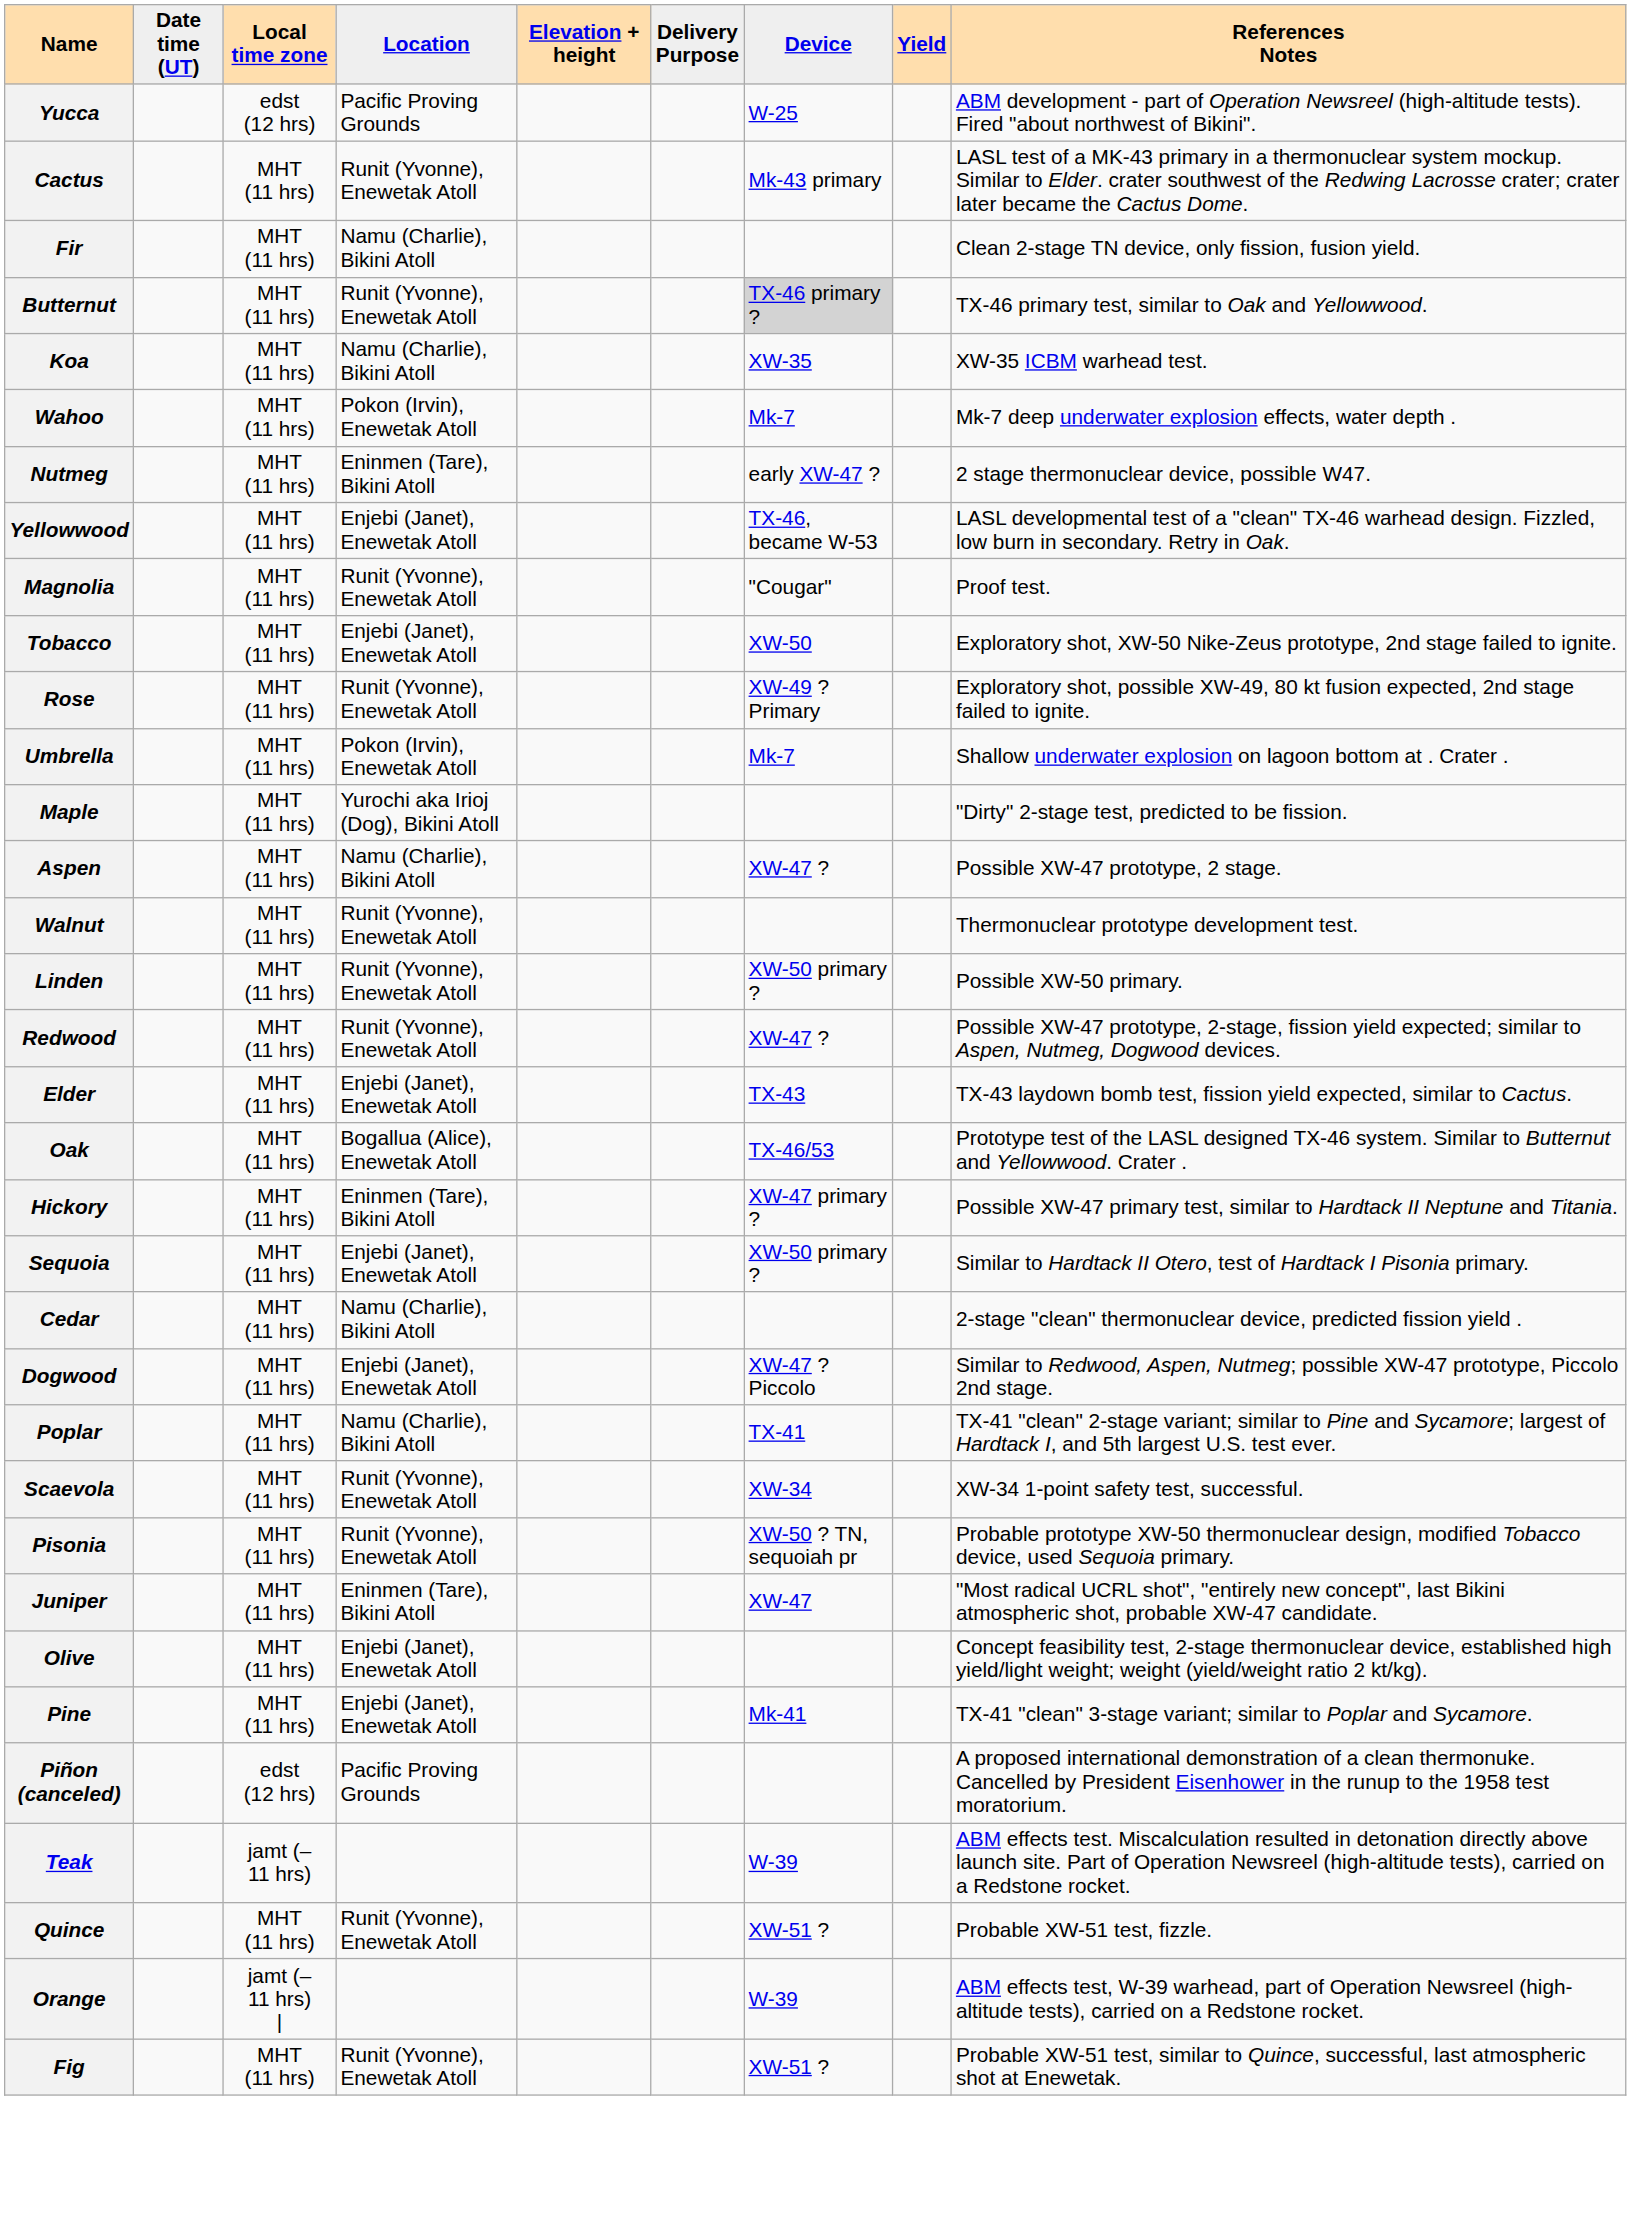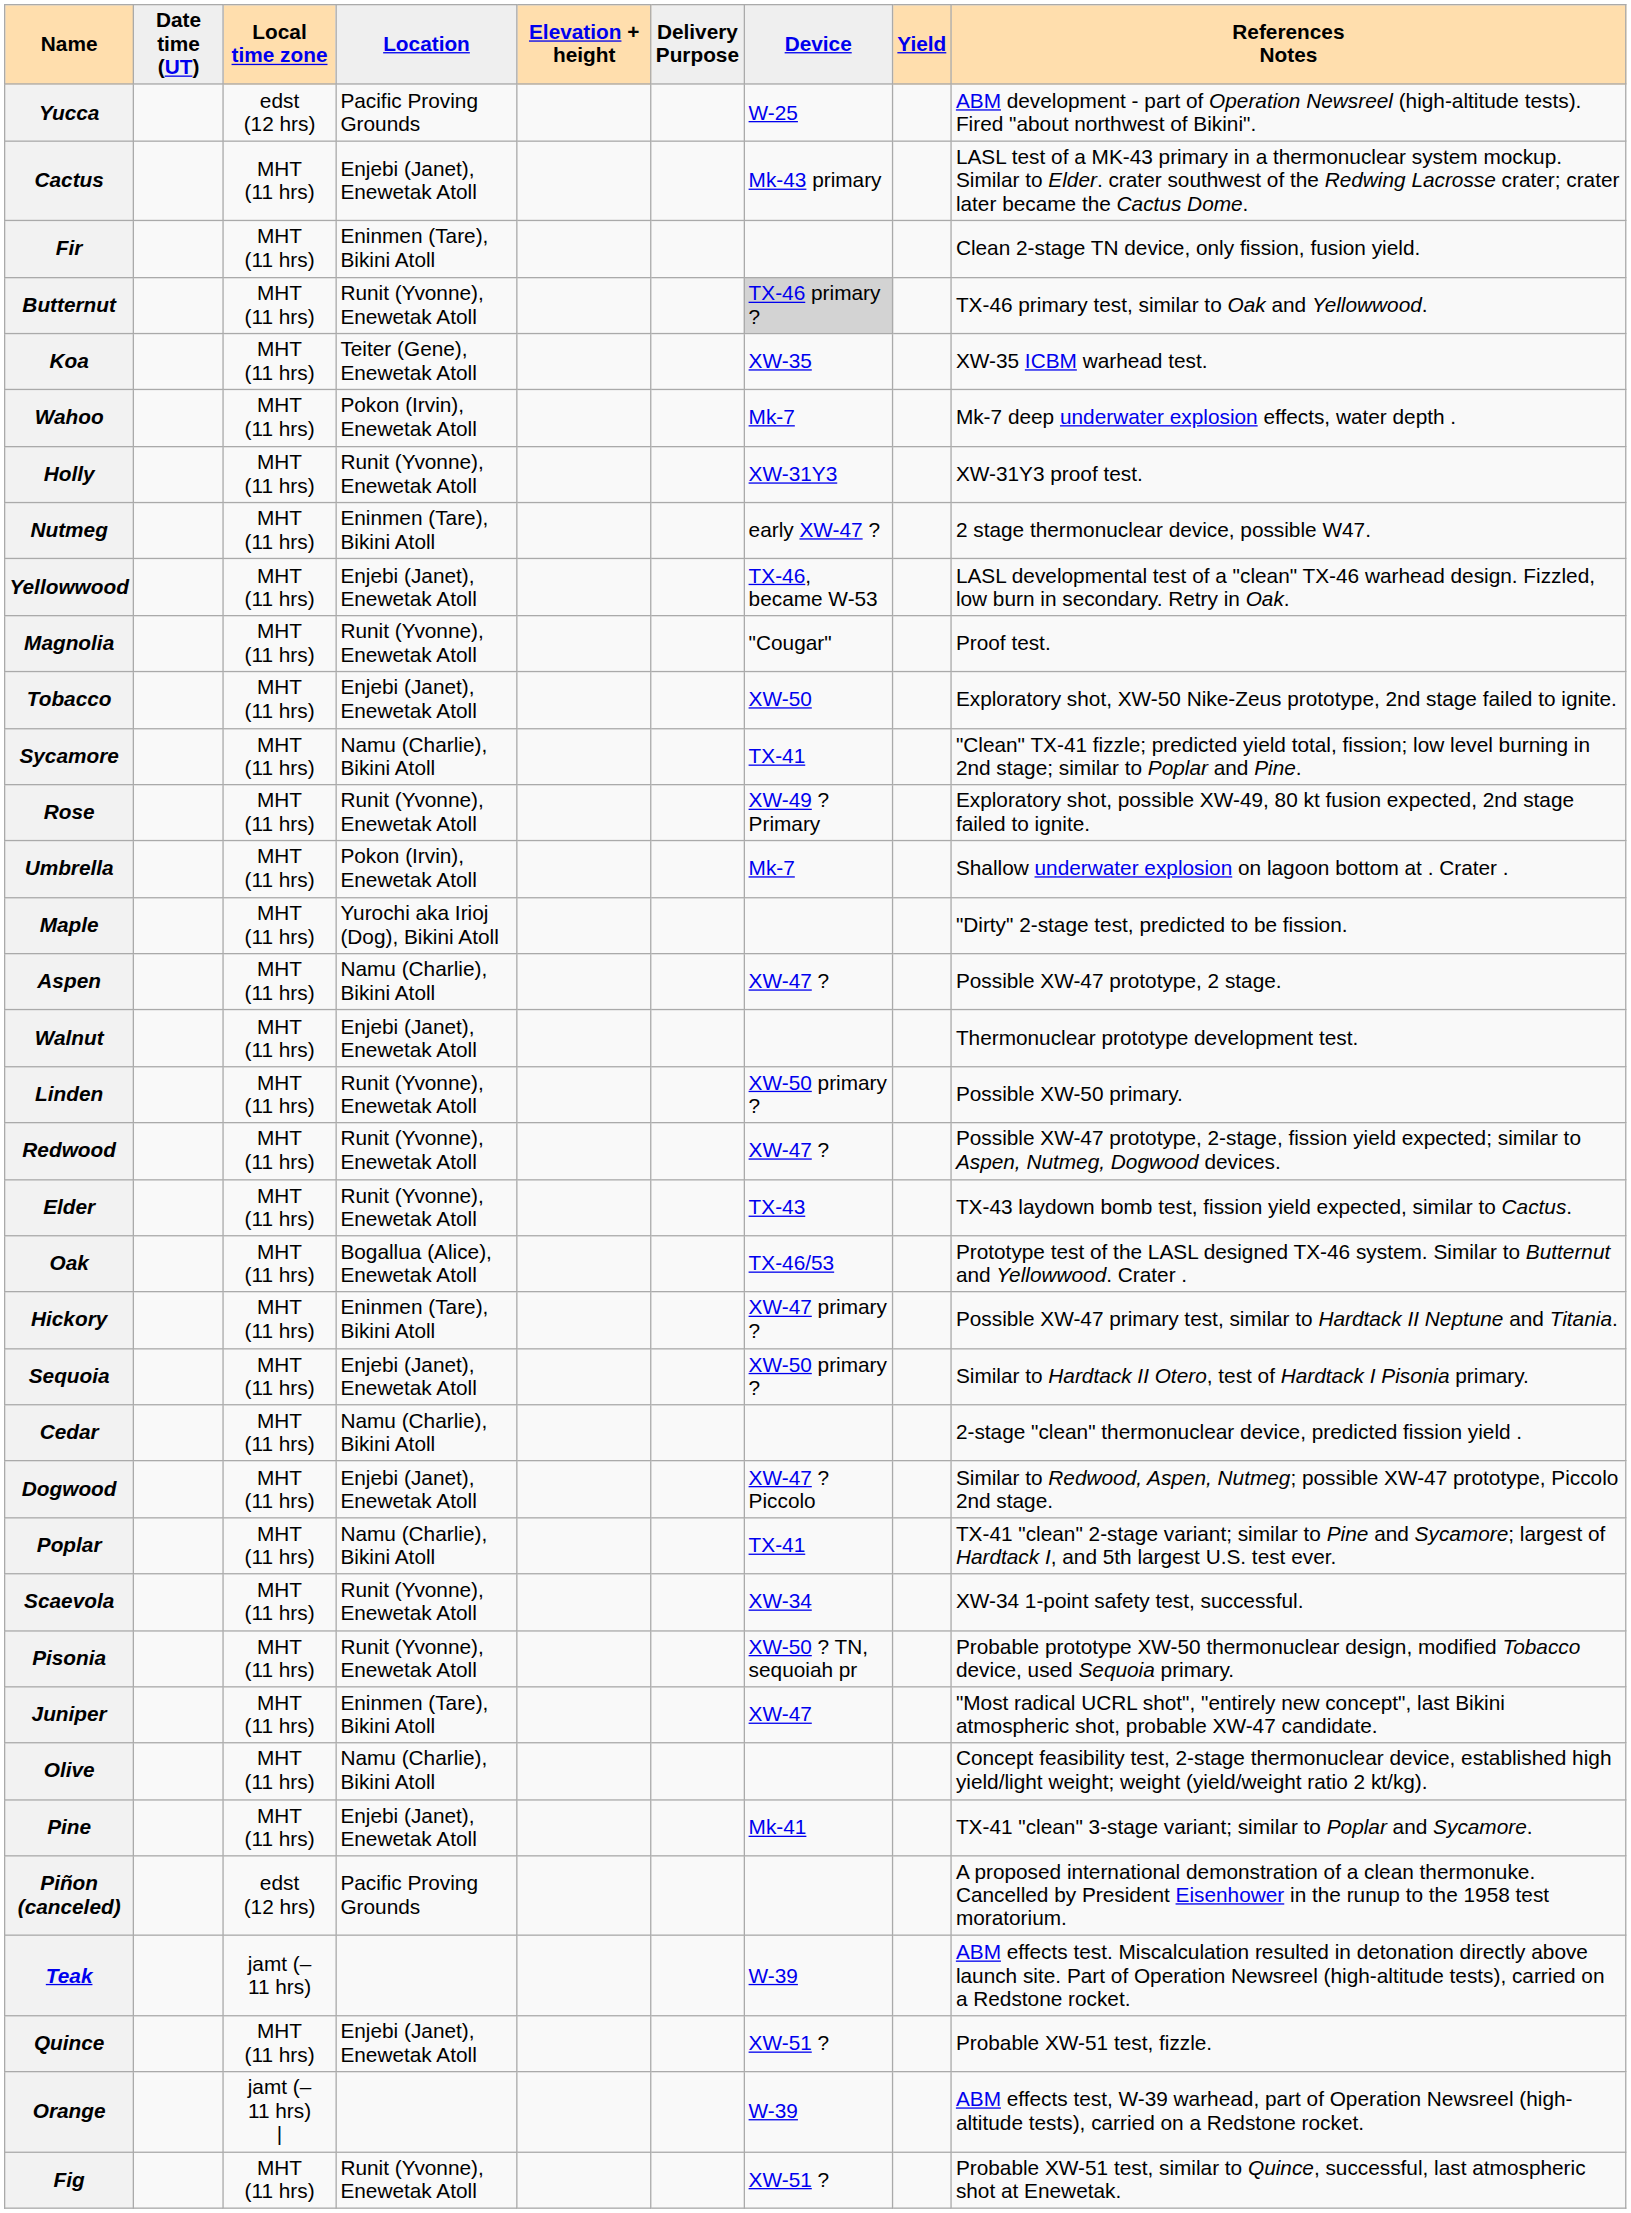(412, 180) Runit (Yvonne), Enewetak Atoll -> (409, 180) Enjebi (Janet), Enewetak Atoll
(414, 248) Namu (Charlie), Bikini Atoll -> (414, 248) Eninmen (Tare), Bikini Atoll
(414, 361) Namu (Charlie), Bikini Atoll -> (409, 361) Teiter (Gene), Enewetak Atoll
+ row: (69, 474)
+ row: (69, 756)
(412, 925) Runit (Yvonne), Enewetak Atoll -> (409, 1038) Enjebi (Janet), Enewetak Atoll
(409, 1094) Enjebi (Janet), Enewetak Atoll -> (412, 1207) Runit (Yvonne), Enewetak Atoll
(409, 1658) Enjebi (Janet), Enewetak Atoll -> (414, 1771) Namu (Charlie), Bikini Atoll
(412, 1930) Runit (Yvonne), Enewetak Atoll -> (409, 2043) Enjebi (Janet), Enewetak Atoll
